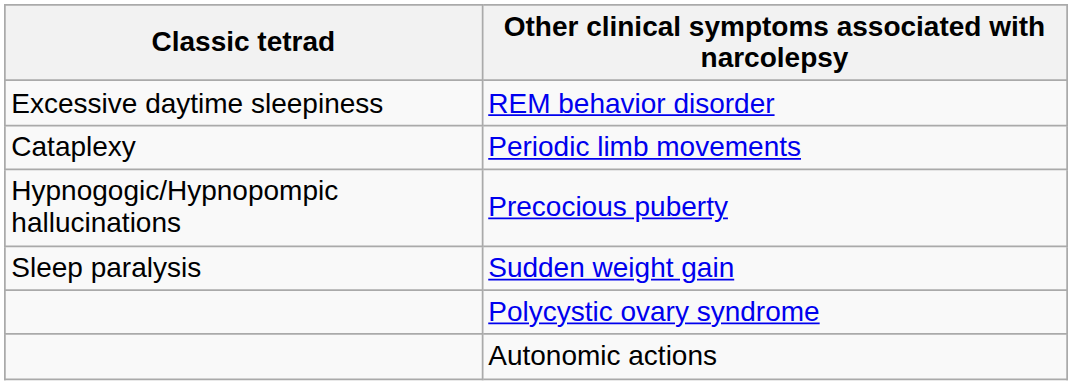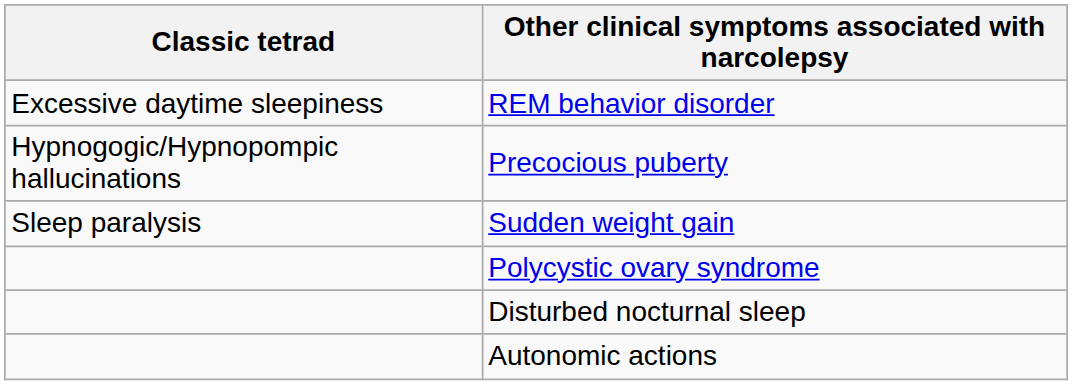- row: (645, 147)
+ row: (647, 311)
